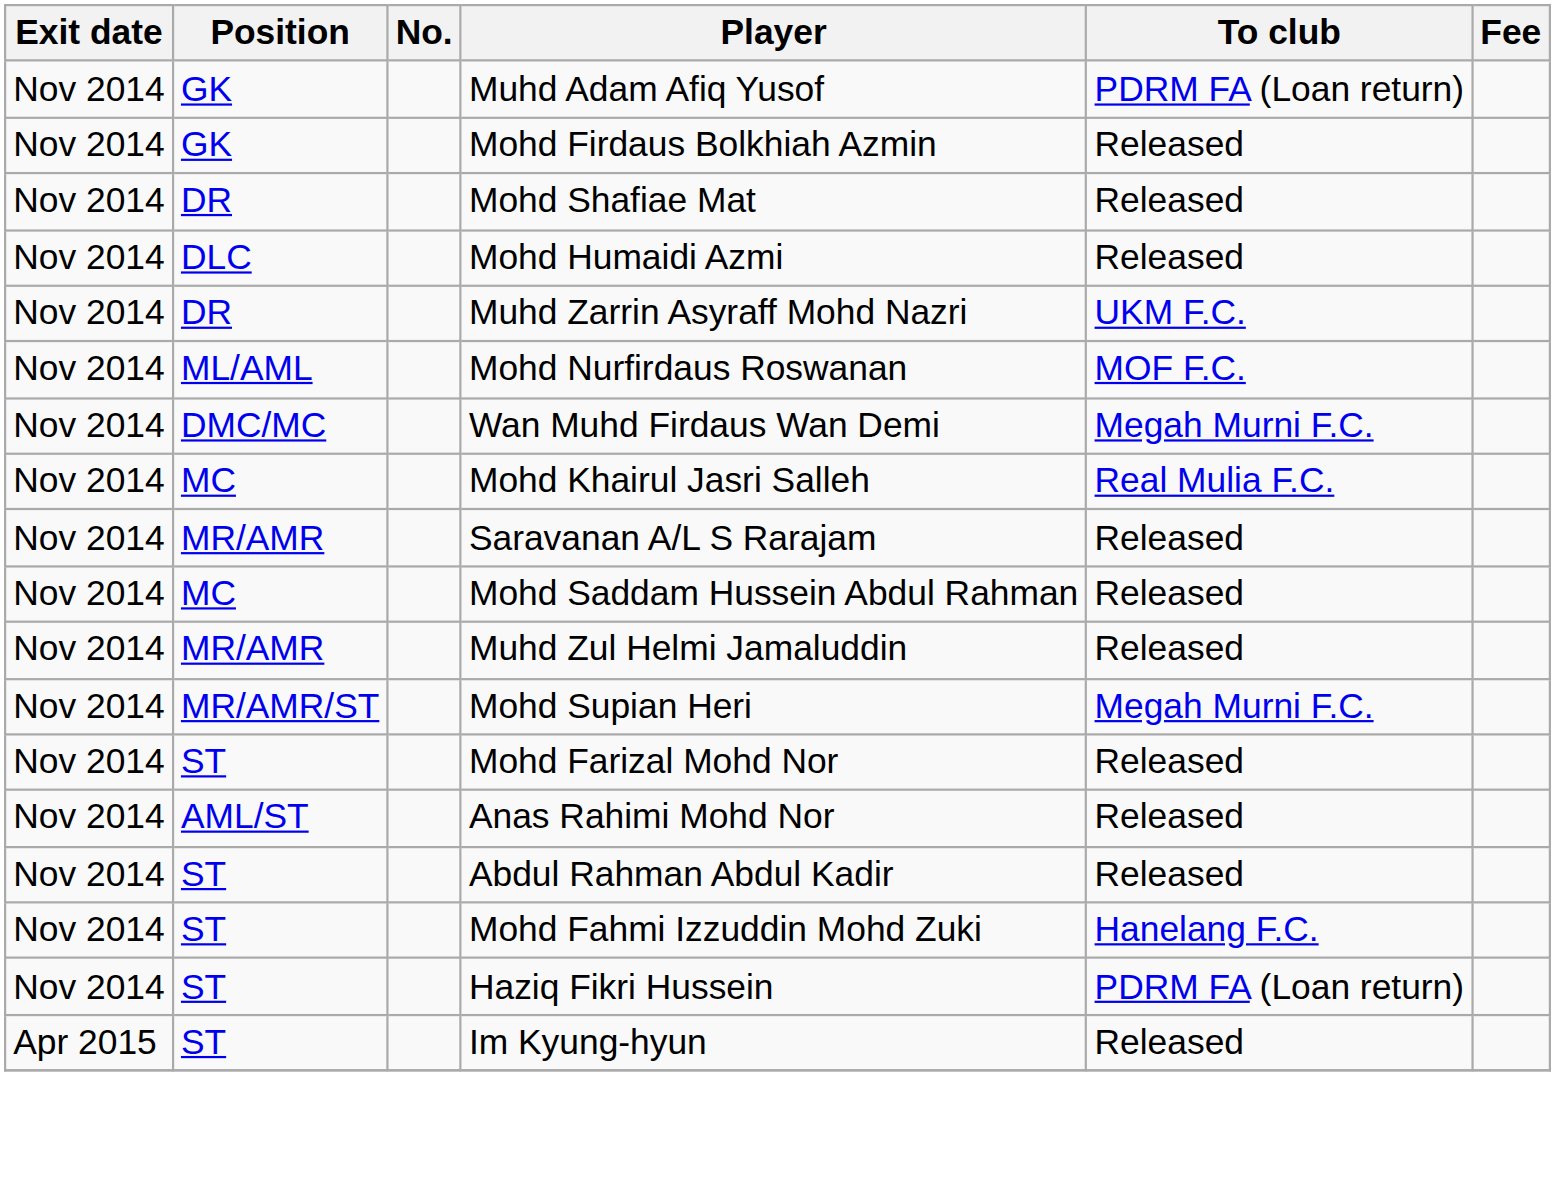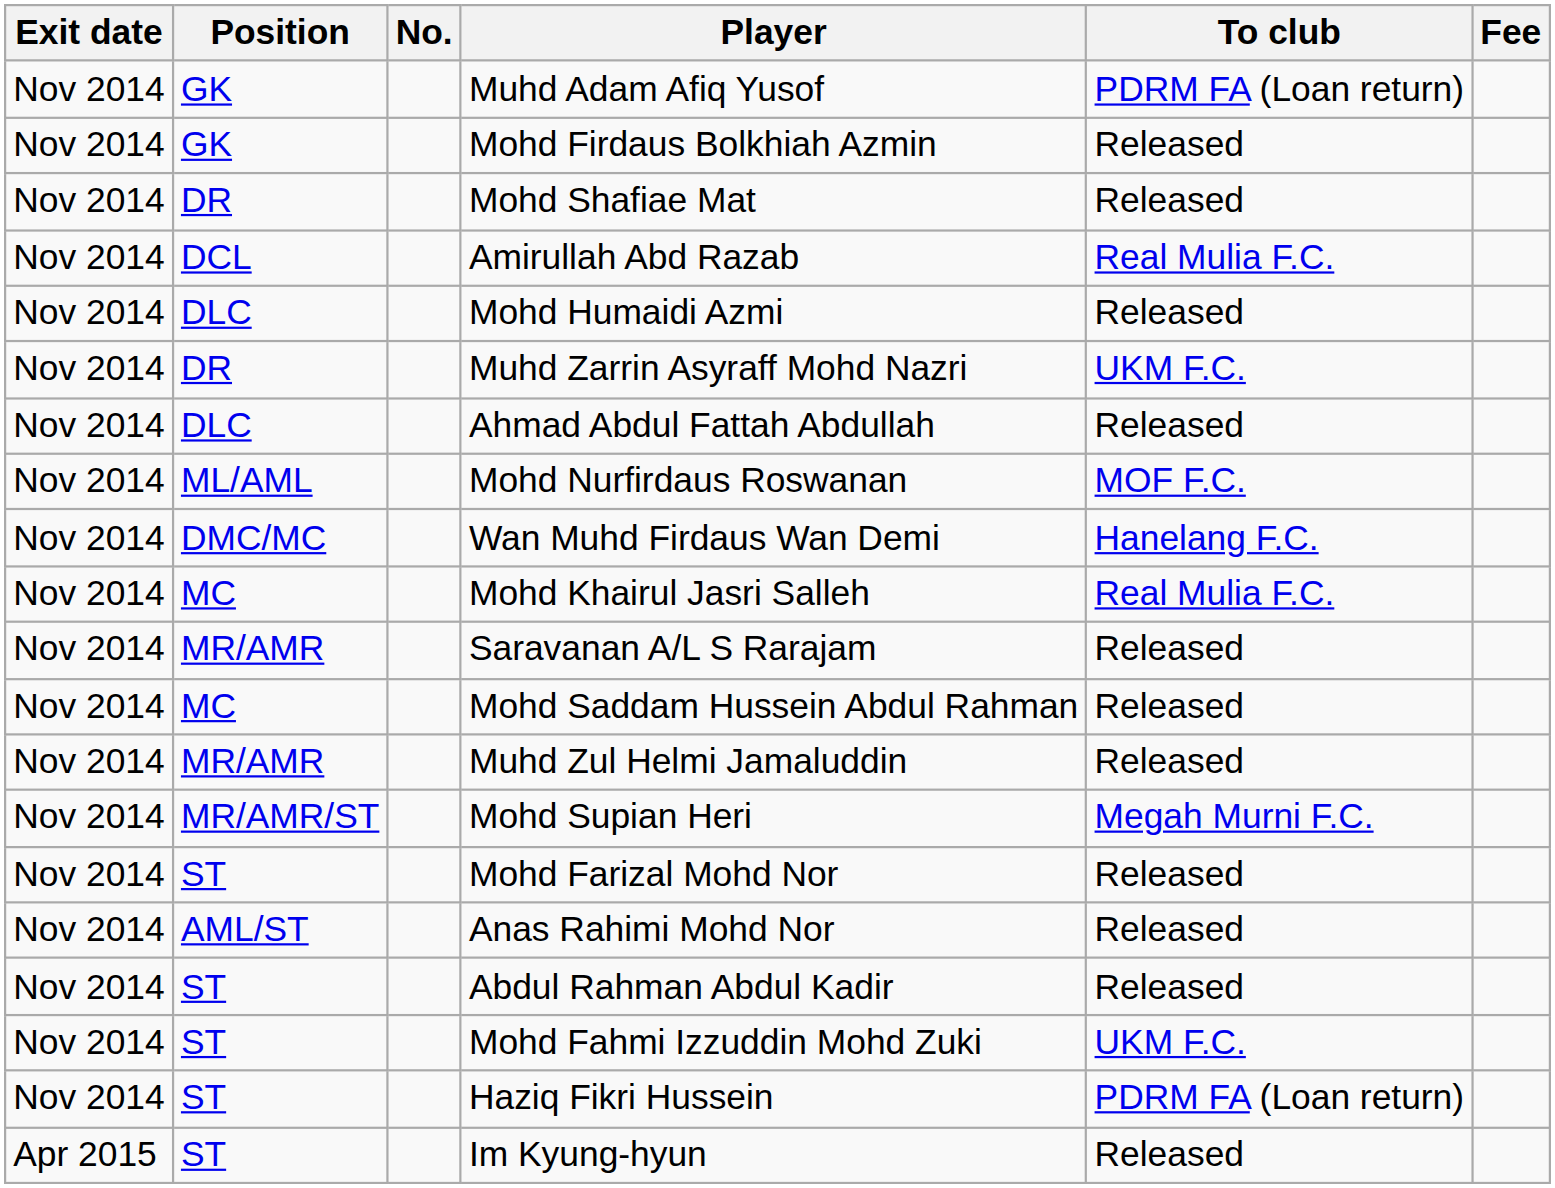+ row: (634, 256)
+ row: (702, 425)
(1234, 425) Megah Murni F.C. -> (1207, 537) Hanelang F.C.
(1207, 929) Hanelang F.C. -> (1170, 1041) UKM F.C.
